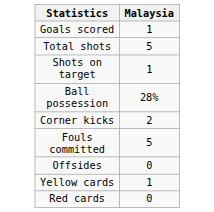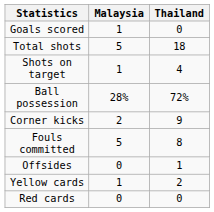+ column: (179, 13)
